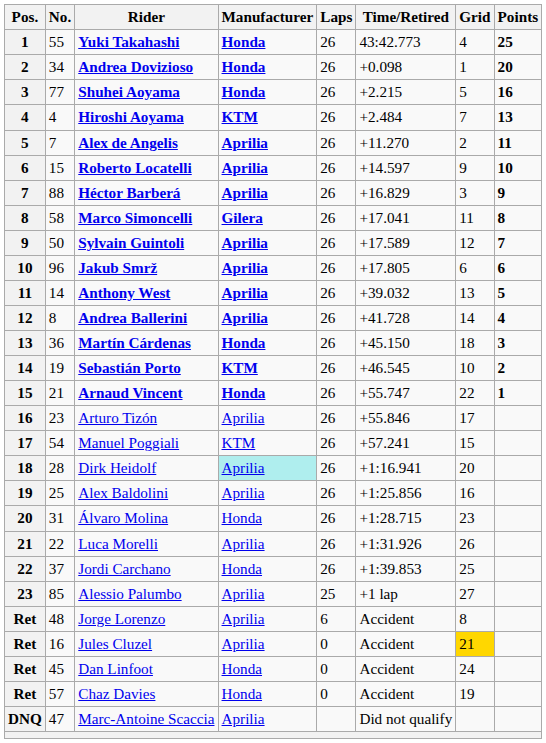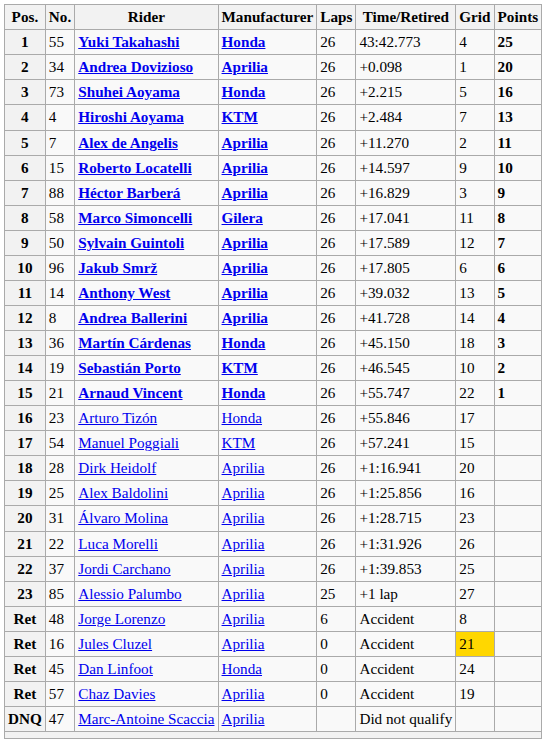(243, 67) Honda -> (245, 67) Aprilia
(56, 92) 77 -> (56, 92) 73
(243, 418) Aprilia -> (242, 418) Honda
(243, 468) paleturquoise background -> (243, 468) no background
(242, 518) Honda -> (243, 518) Aprilia
(242, 568) Honda -> (243, 568) Aprilia
(242, 693) Honda -> (243, 693) Aprilia
